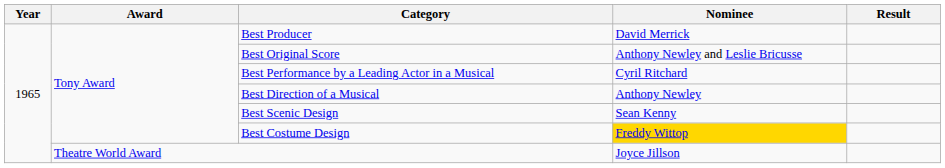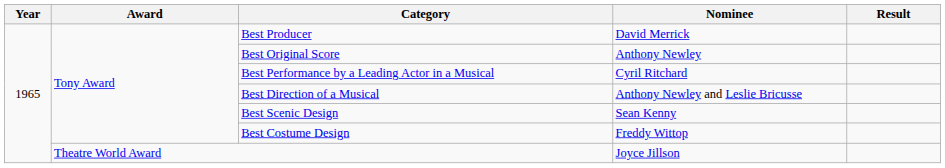(709, 53) Anthony Newley and Leslie Bricusse -> (658, 53) Anthony Newley
(658, 93) Anthony Newley -> (709, 93) Anthony Newley and Leslie Bricusse
(652, 133) gold background -> (652, 133) no background
